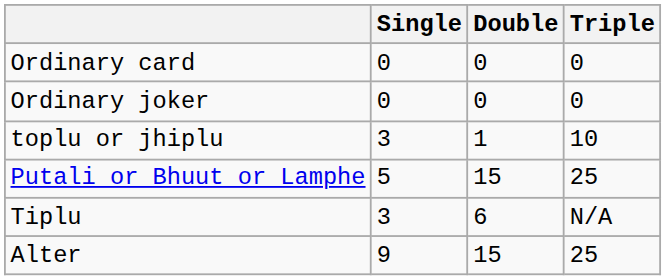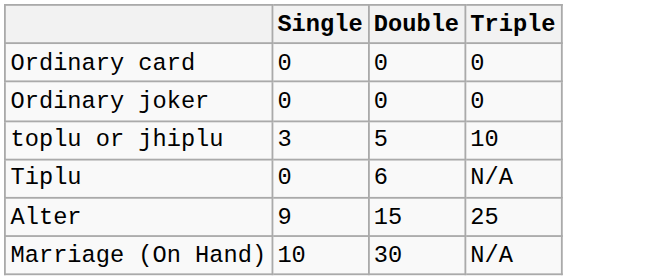(480, 140) 1 -> (381, 140) 5
- row: (188, 178)
(384, 217) 3 -> (285, 178) 0
+ row: (138, 256)
